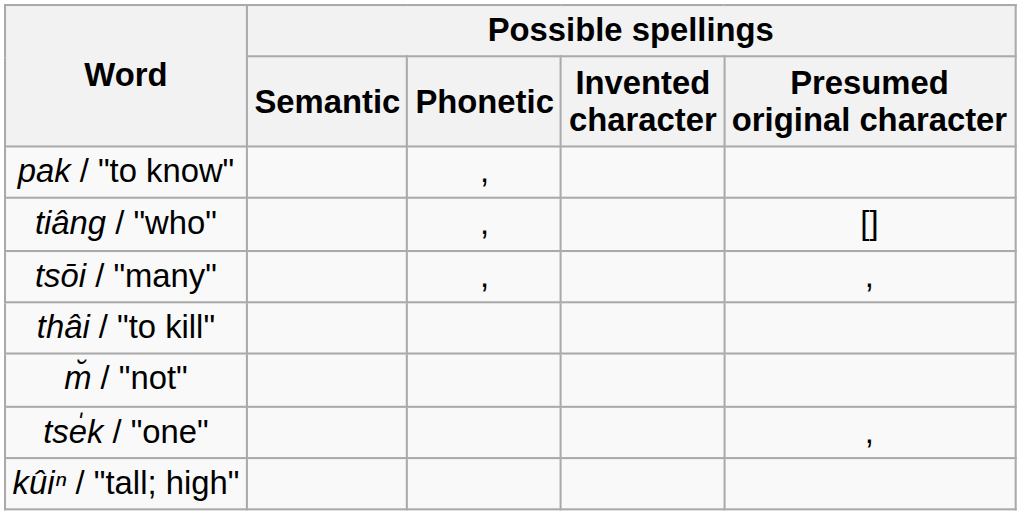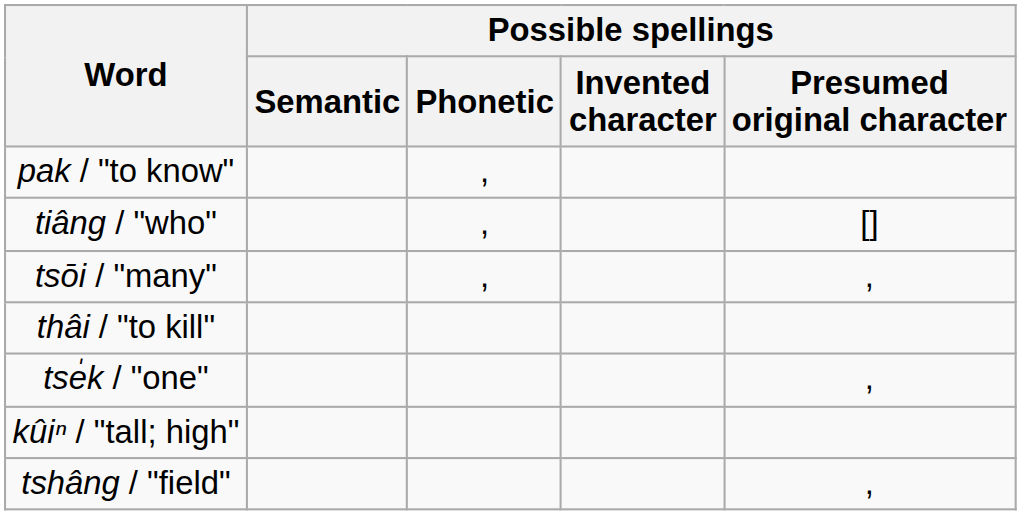- row: (126, 379)
+ row: (126, 483)
